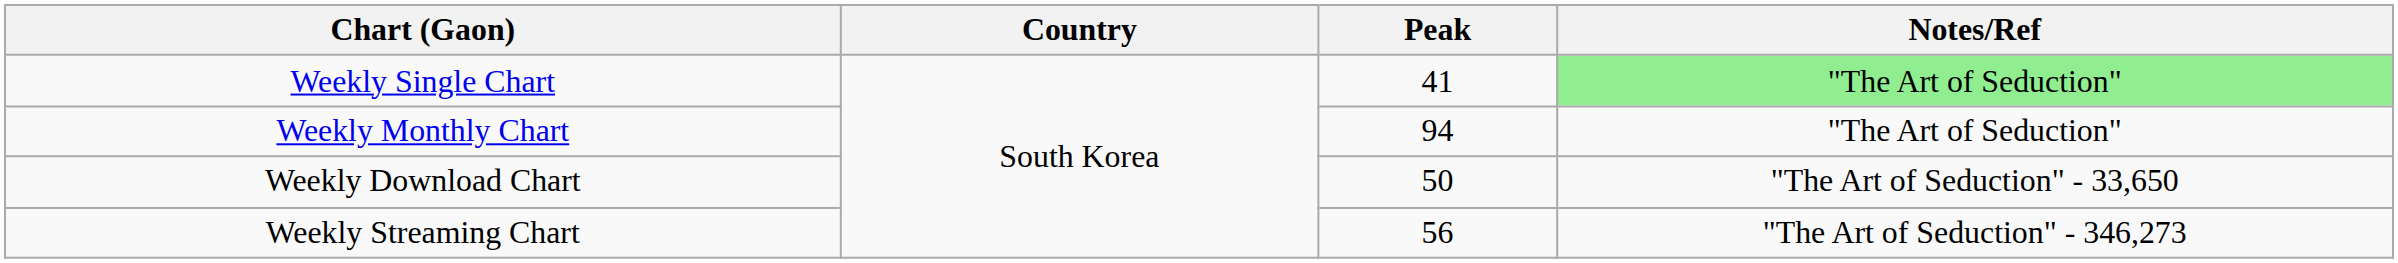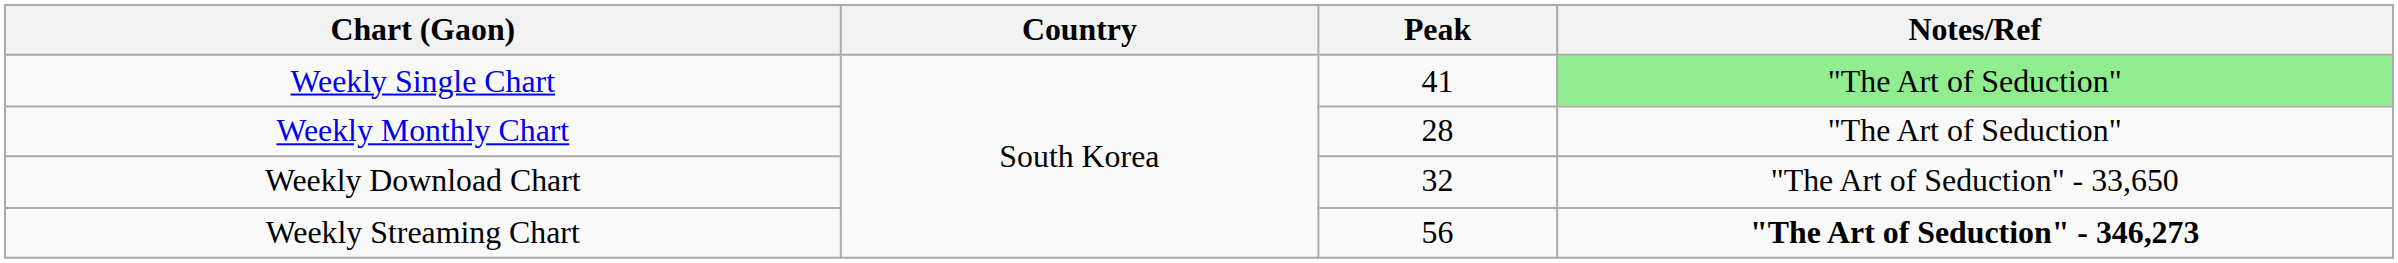(1438, 130) 94 -> (1438, 130) 28
(1438, 181) 50 -> (1438, 181) 32
(1975, 231) normal -> (1975, 231) bold
